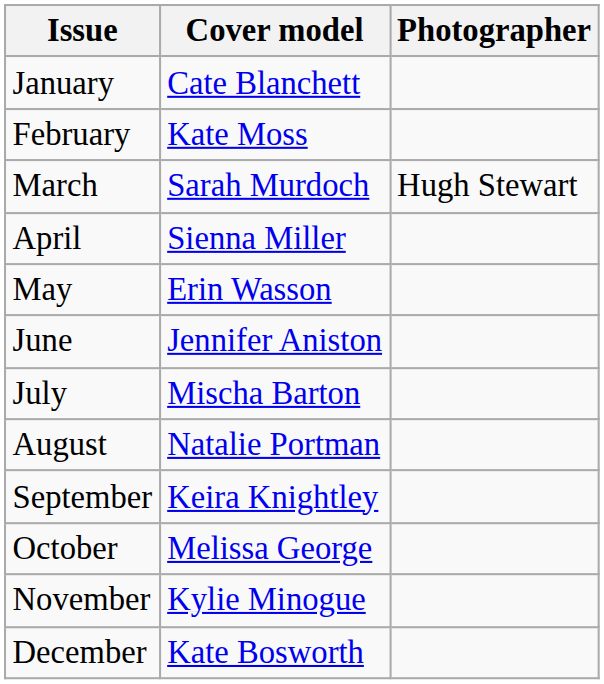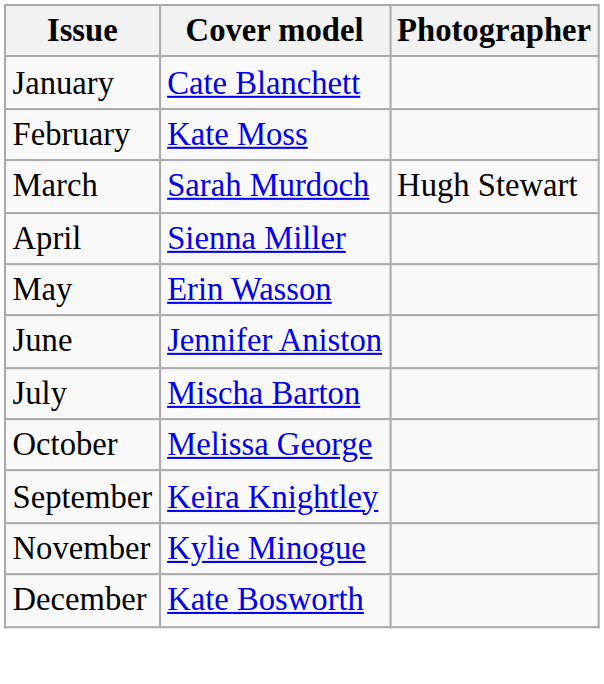- row: (60, 444)
rows swapped: (82, 496) <-> (65, 548)
